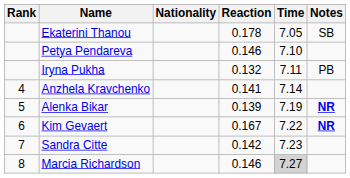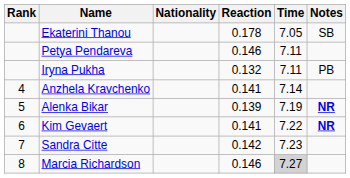(291, 51) 7.10 -> (291, 51) 7.11
(247, 126) 0.167 -> (247, 126) 0.141
